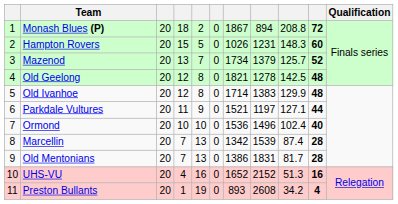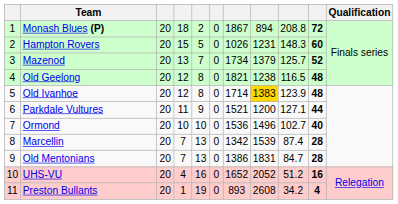(264, 77) 1278 -> (264, 77) 1238
(293, 77) 142.5 -> (293, 77) 116.5
(264, 93) no background -> (264, 93) gold background
(293, 93) 129.9 -> (293, 93) 123.9
(264, 110) 1197 -> (264, 110) 1200
(293, 126) 102.4 -> (293, 126) 102.7
(293, 158) 81.7 -> (293, 158) 84.7
(264, 175) 2152 -> (264, 175) 2052
(293, 175) 51.3 -> (293, 175) 51.2
